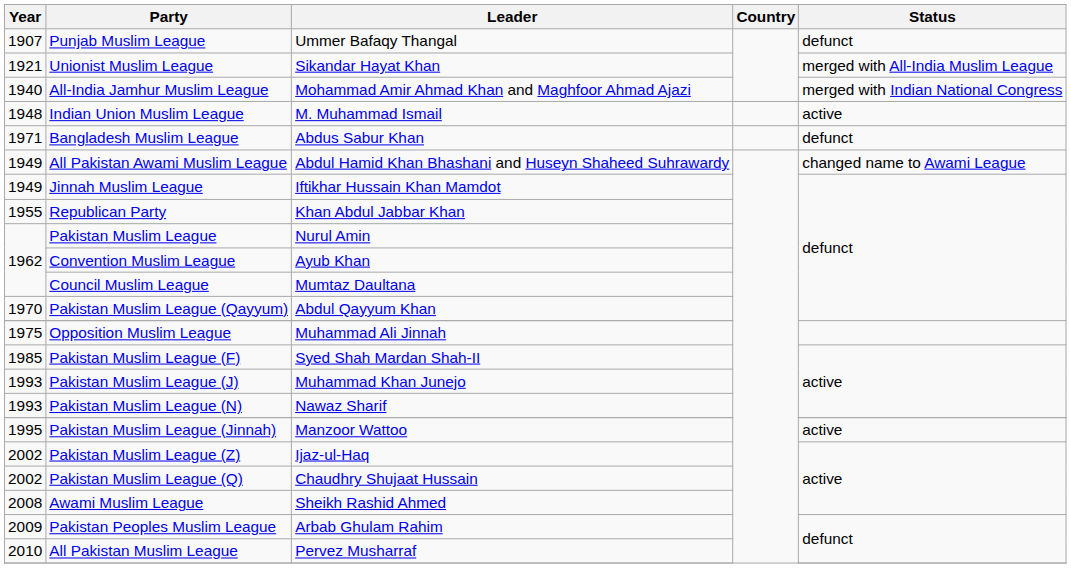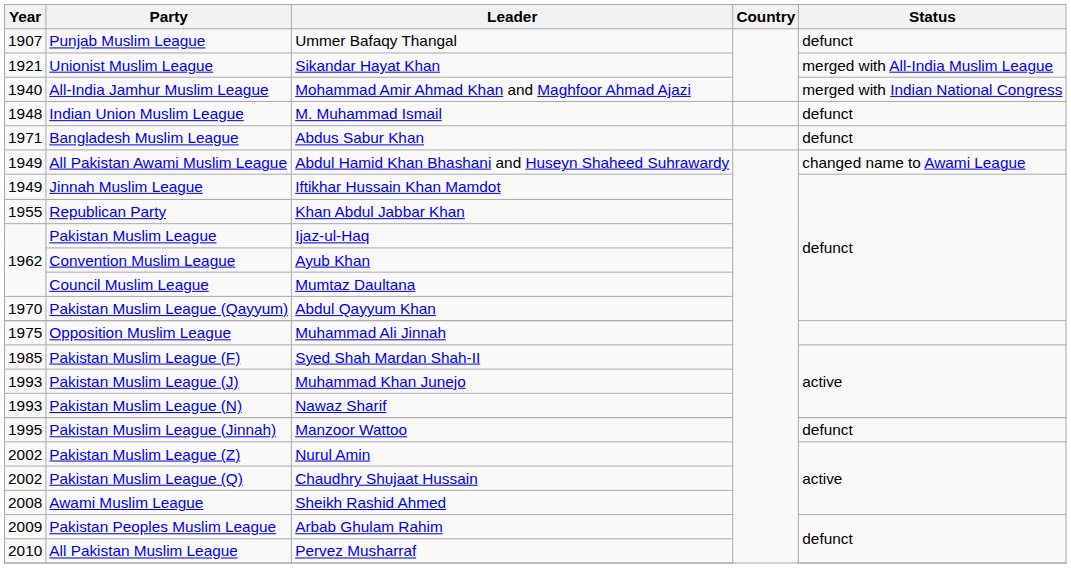(822, 114) active -> (827, 114) defunct
(333, 236) Nurul Amin -> (332, 236) Ijaz-ul-Haq
(822, 430) active -> (827, 430) defunct
(332, 454) Ijaz-ul-Haq -> (333, 454) Nurul Amin
